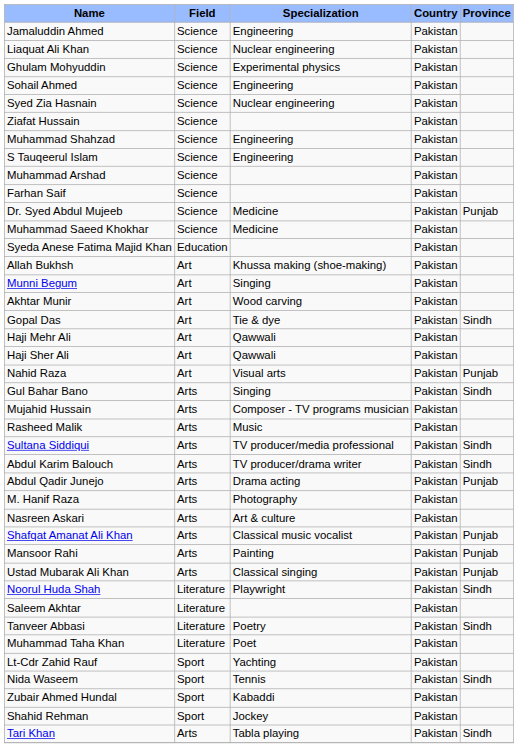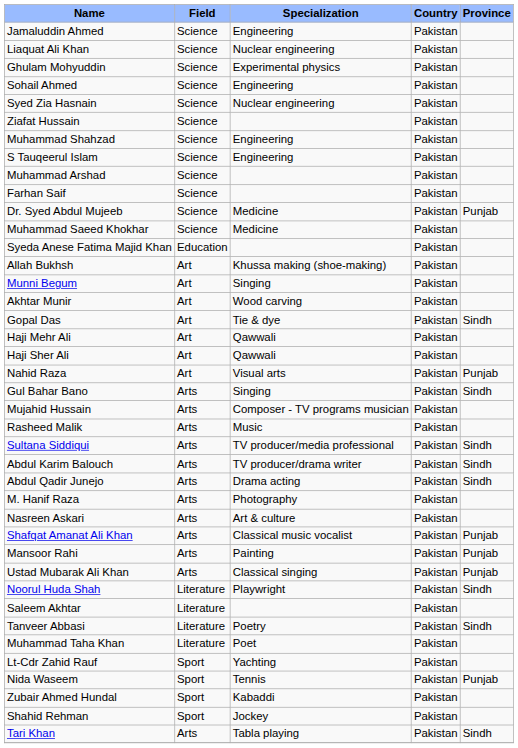(480, 481) Punjab -> (477, 481) Sindh
(477, 680) Sindh -> (480, 680) Punjab
